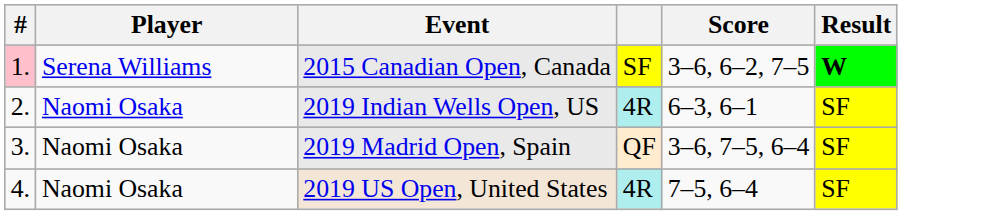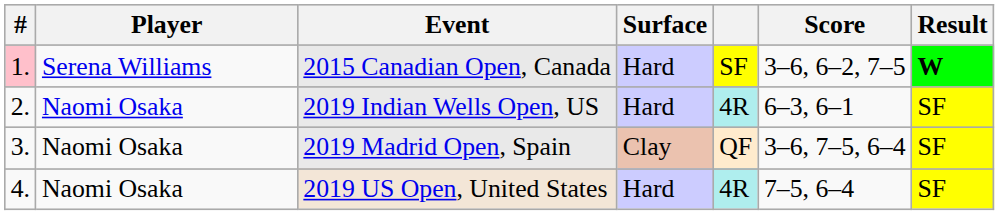+ column: (665, 24)
